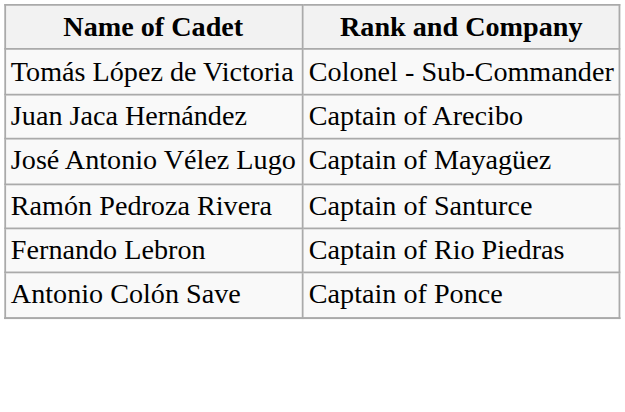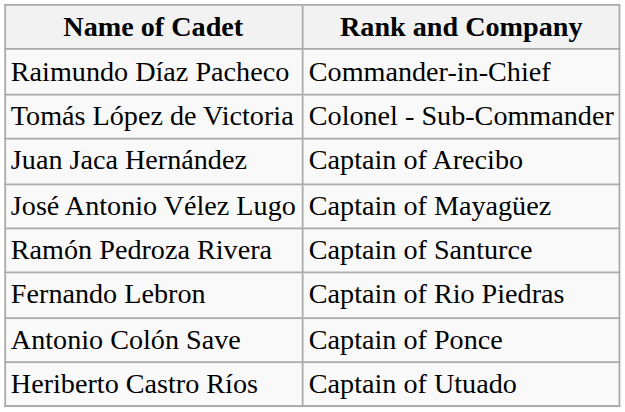+ row: (150, 71)
+ row: (134, 384)
